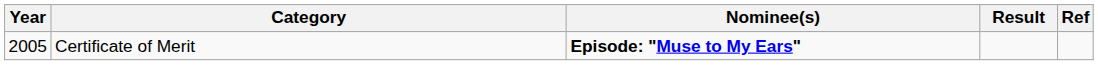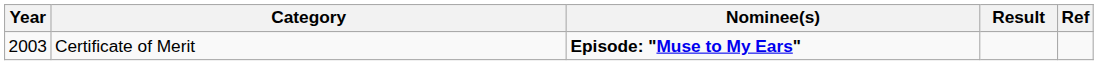(28, 45) 2005 -> (28, 45) 2003
